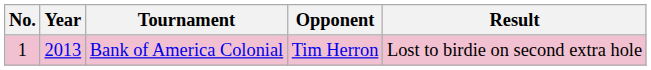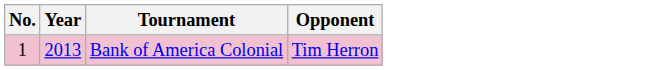- column: (515, 19)
